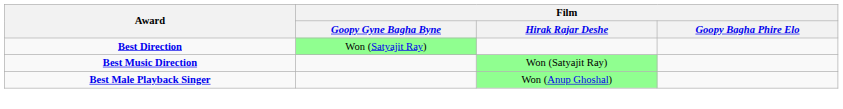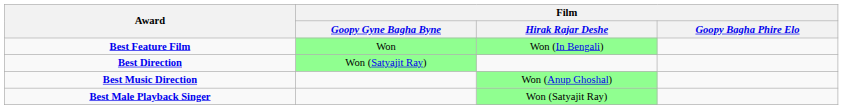+ row: (150, 46)
(567, 63) Won (Satyajit Ray) -> (567, 79) Won (Anup Ghoshal)
(567, 79) Won (Anup Ghoshal) -> (567, 96) Won (Satyajit Ray)
